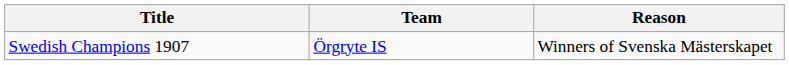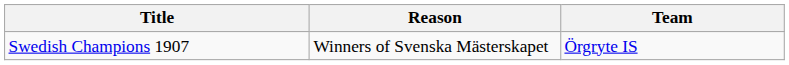columns swapped: (421, 18) <-> (659, 18)
